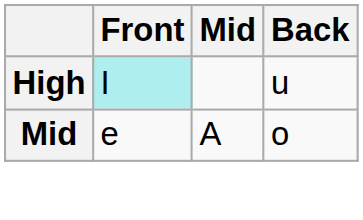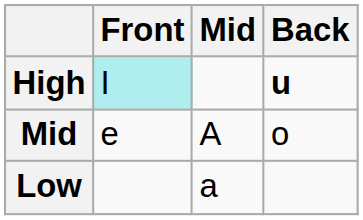(280, 82) normal -> (281, 82) bold
+ row: (49, 186)
